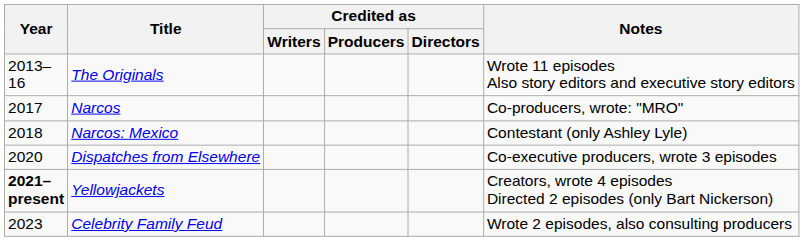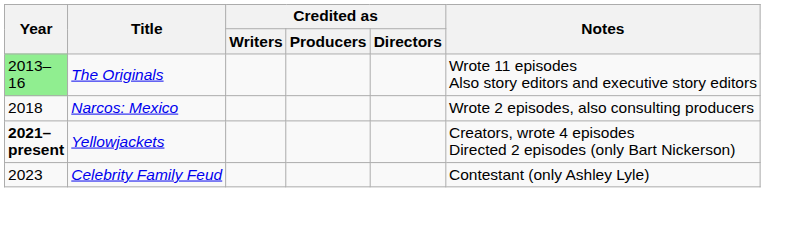(30, 74) no background -> (30, 74) lightgreen background
- row: (96, 108)
(587, 132) Contestant (only Ashley Lyle) -> (601, 108) Wrote 2 episodes, also consulting producers
- row: (166, 157)
(639, 224) Wrote 2 episodes, also consulting producers -> (549, 174) Contestant (only Ashley Lyle)
